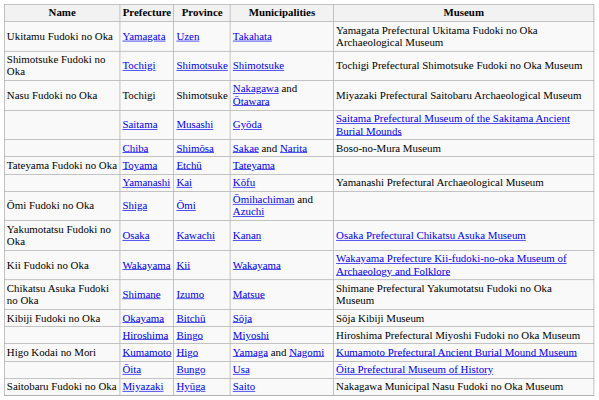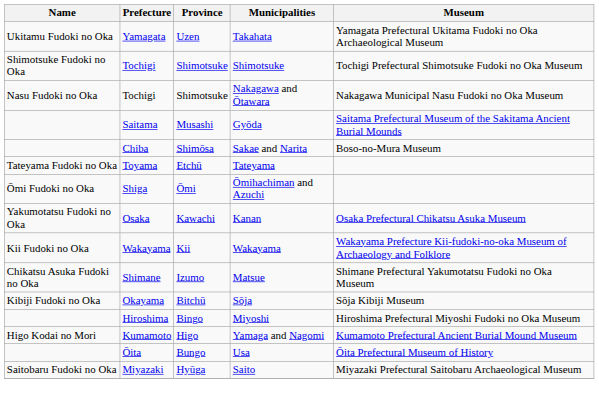(459, 95) Miyazaki Prefectural Saitobaru Archaeological Museum -> (450, 95) Nakagawa Municipal Nasu Fudoki no Oka Museum
- row: (244, 182)
(450, 387) Nakagawa Municipal Nasu Fudoki no Oka Museum -> (459, 369) Miyazaki Prefectural Saitobaru Archaeological Museum
